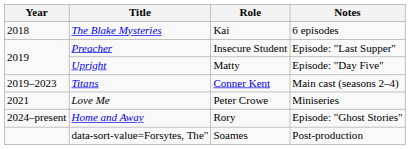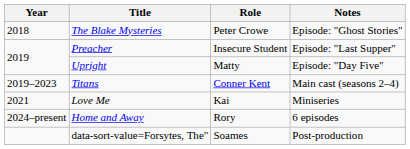(221, 30) Kai -> (241, 30) Peter Crowe
(316, 30) 6 episodes -> (347, 30) Episode: "Ghost Stories"
(241, 100) Peter Crowe -> (221, 100) Kai
(347, 118) Episode: "Ghost Stories" -> (316, 118) 6 episodes
